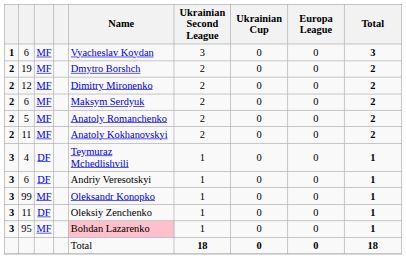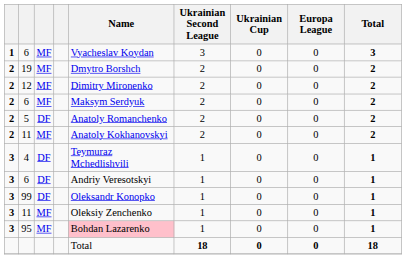(44, 118) MF -> (44, 118) DF
(44, 196) MF -> (44, 196) DF
(44, 212) DF -> (44, 212) MF
